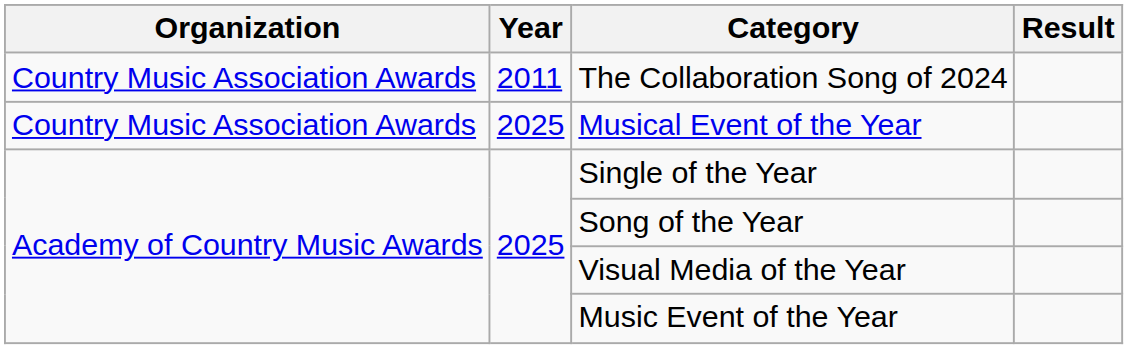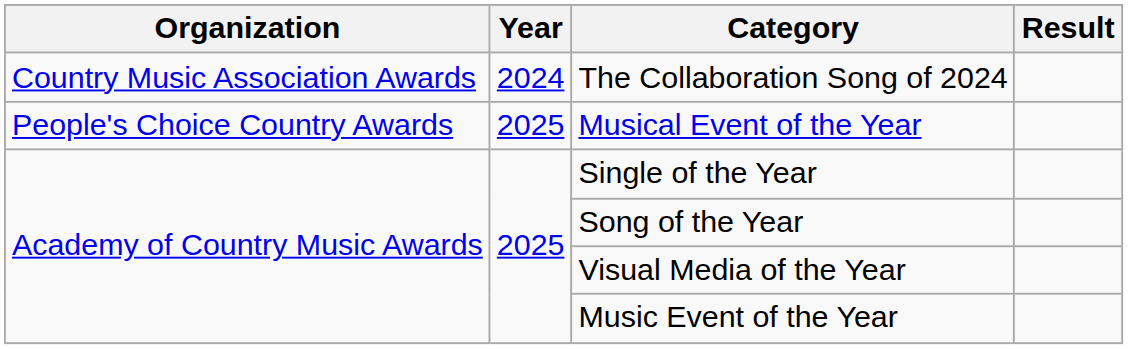(529, 76) 2011 -> (531, 76) 2024
(244, 125) Country Music Association Awards -> (233, 125) People's Choice Country Awards
